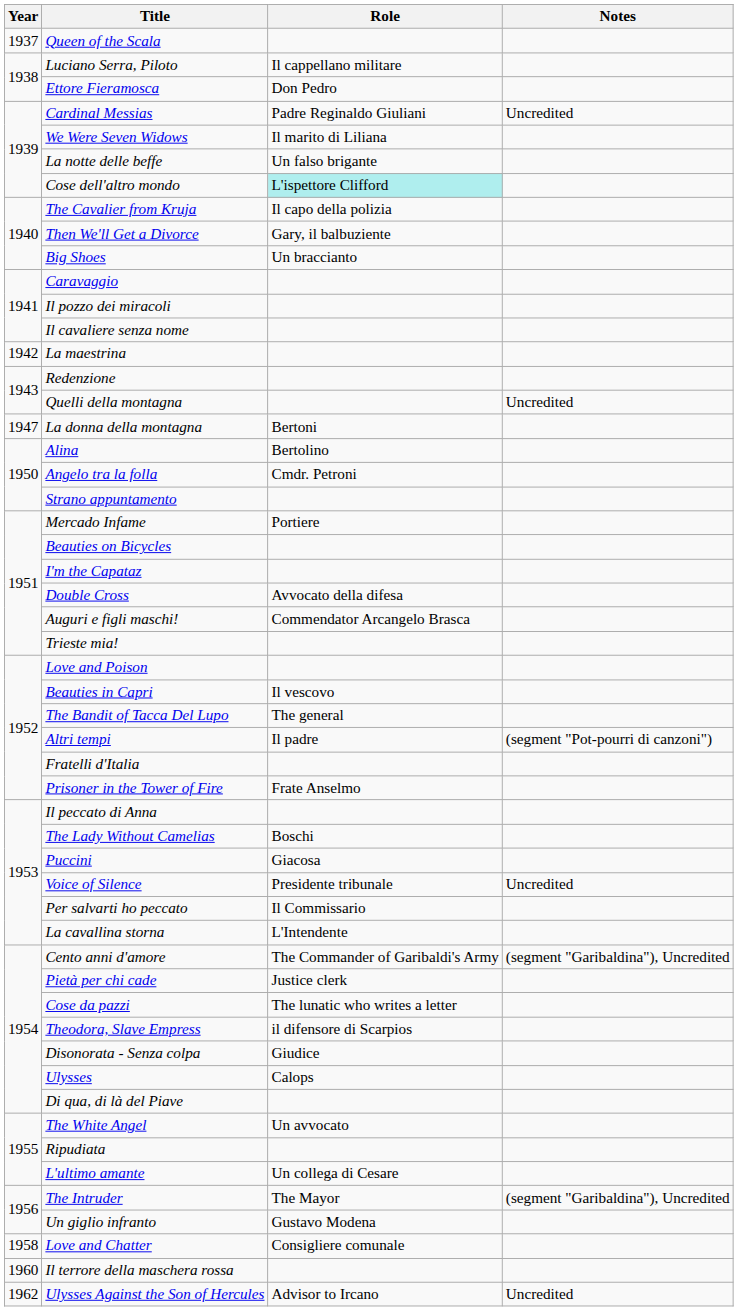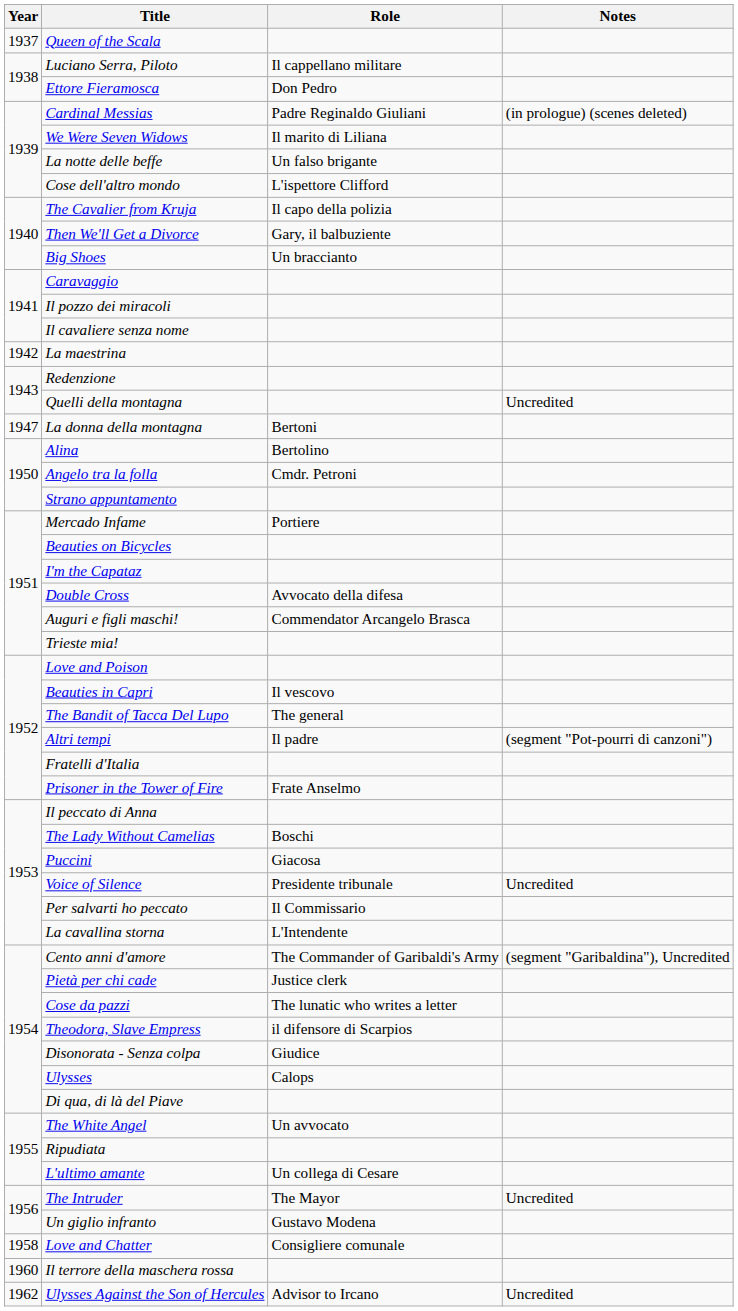(540, 112) Uncredited -> (596, 112) (in prologue) (scenes deleted)
(330, 185) paleturquoise background -> (330, 185) no background
(618, 1197) (segment "Garibaldina"), Uncredited -> (540, 1197) Uncredited
